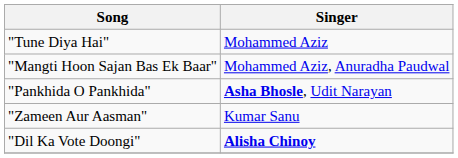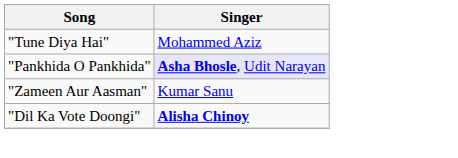- row: (112, 66)
(308, 91) no background -> (242, 66) lavender background
